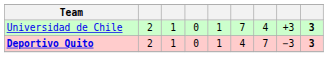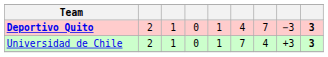rows swapped: (65, 28) <-> (50, 44)
